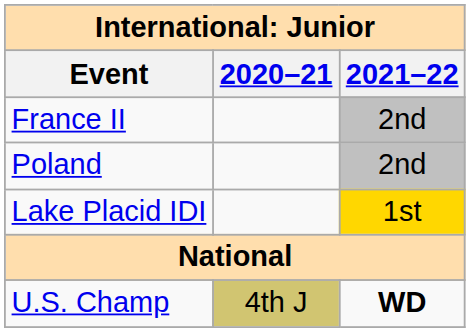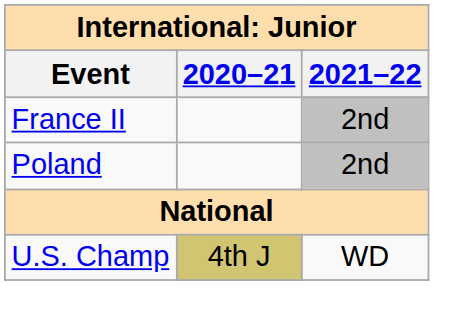- row: (109, 211)
(402, 303) bold -> (365, 257) normal
